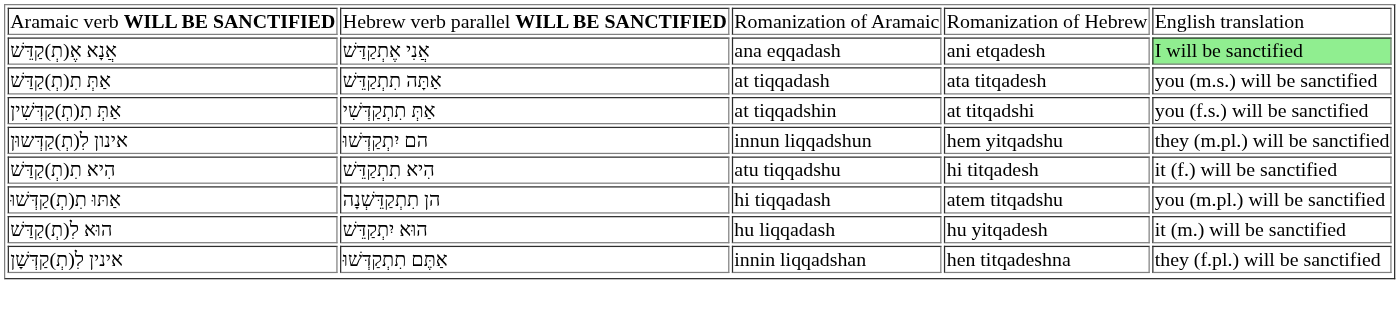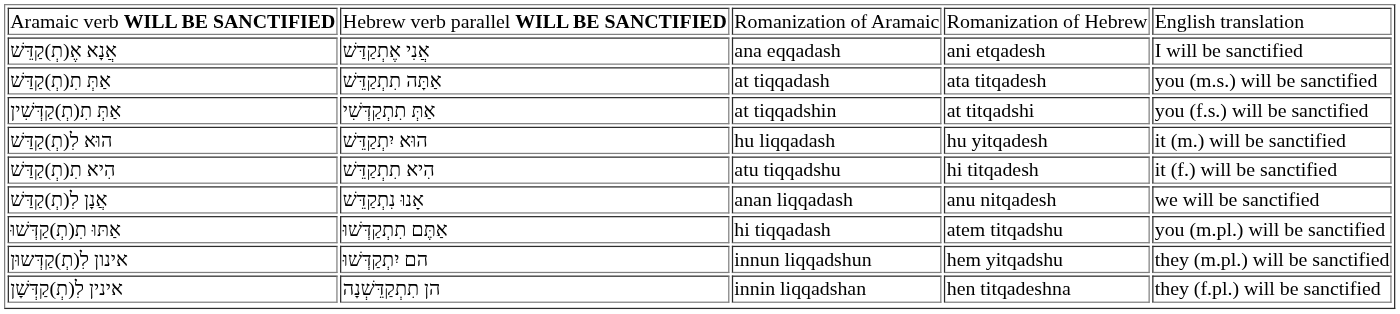(1229, 50) lightgreen background -> (1229, 50) no background
rows swapped: (61, 229) <-> (69, 140)
+ row: (59, 199)
(392, 199) הן תִתְקַדֵּשְׁנָה -> (395, 229) אַתֶּם תִתְקַדְּשׁוּ
(395, 259) אַתֶּם תִתְקַדְּשׁוּ -> (392, 289) הן תִתְקַדֵּשְׁנָה
